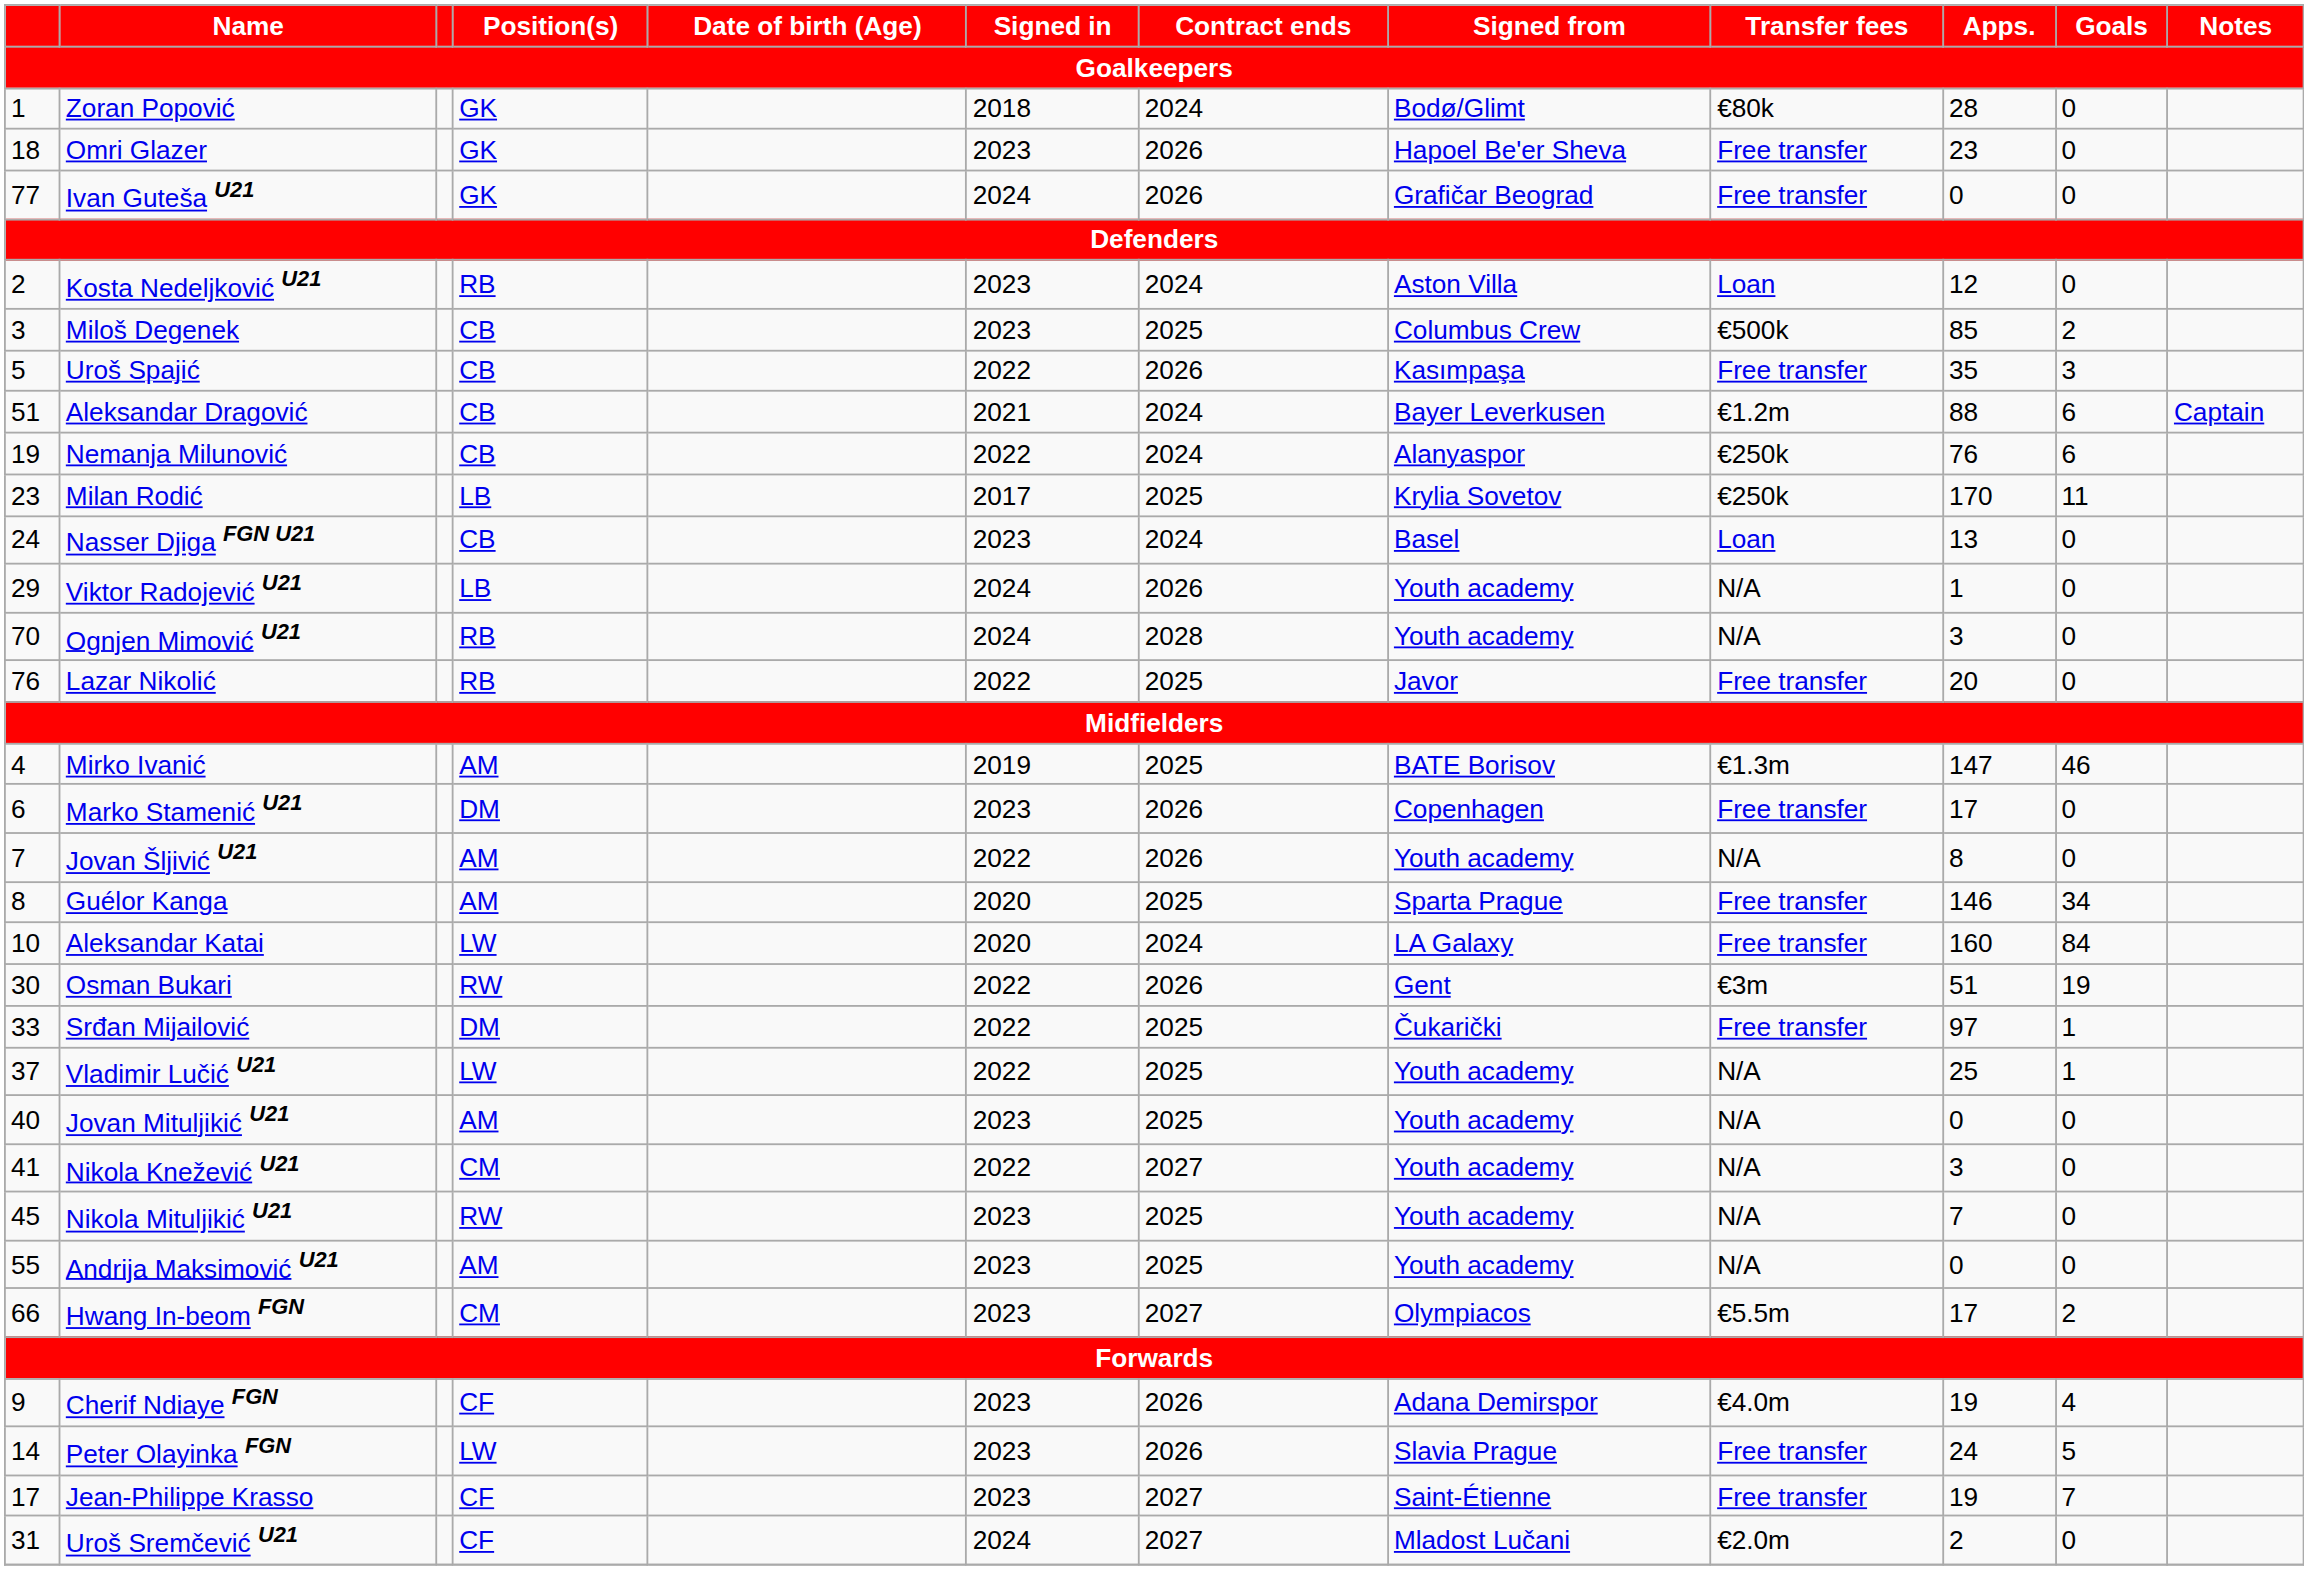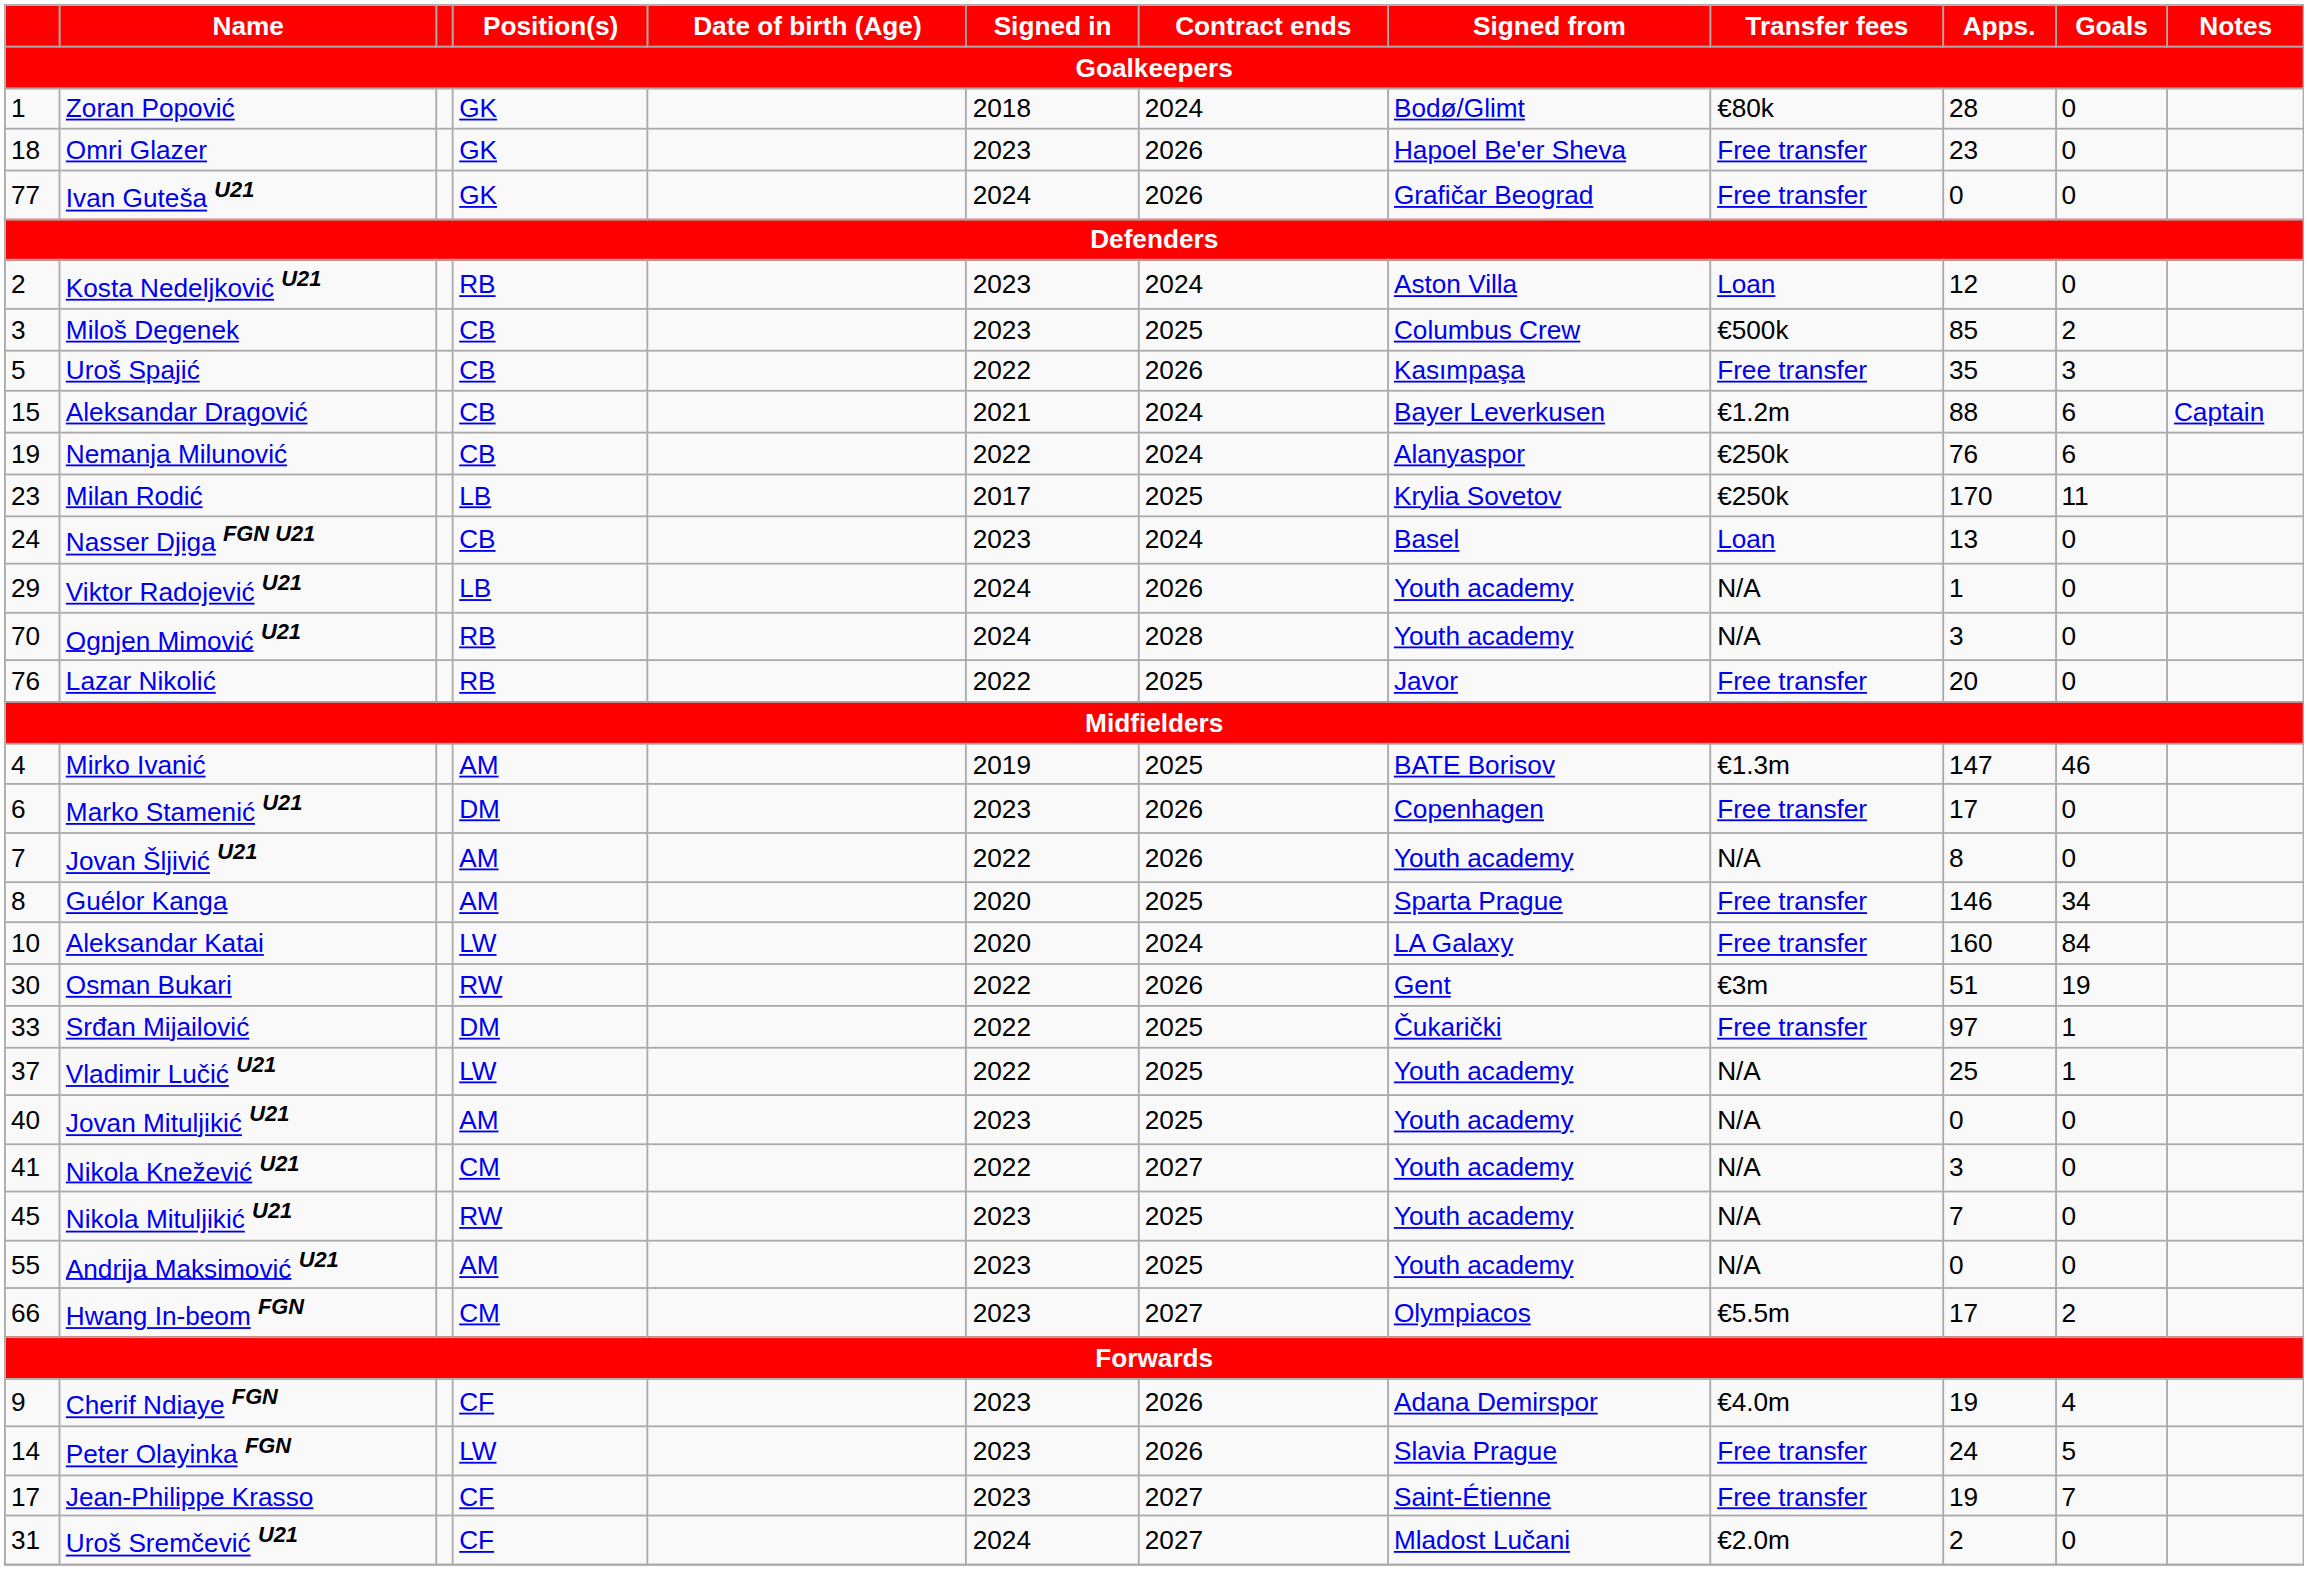(26, 412) 51 -> (26, 412) 15
